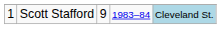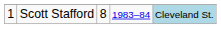(103, 14) 9 -> (103, 14) 8
